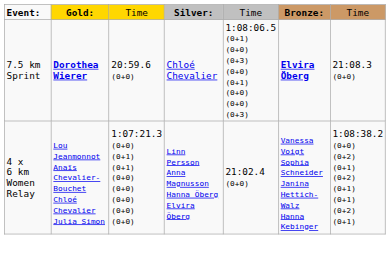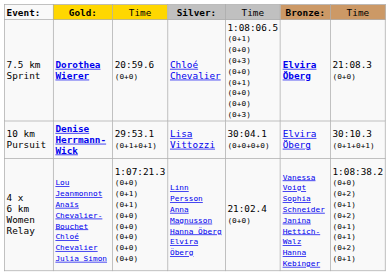+ row: (26, 140)
